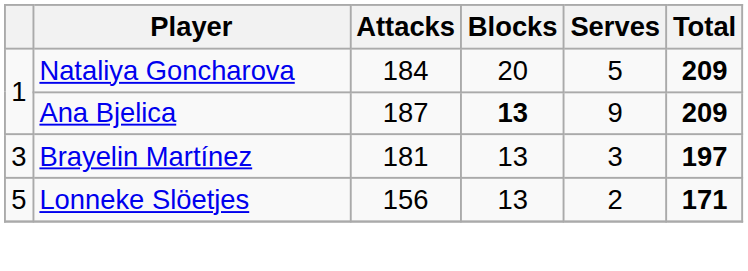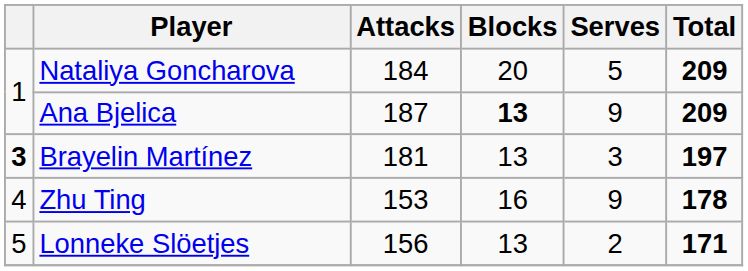(19, 157) normal -> (19, 157) bold
+ row: (93, 200)
